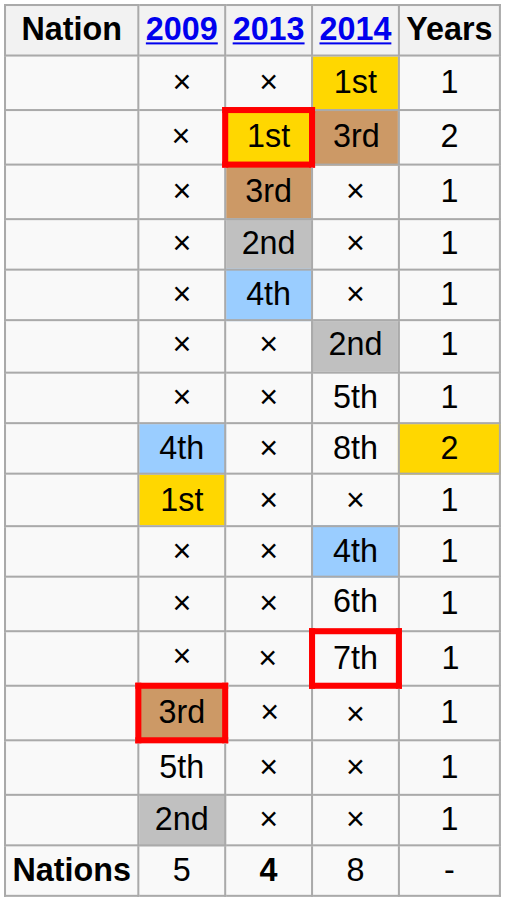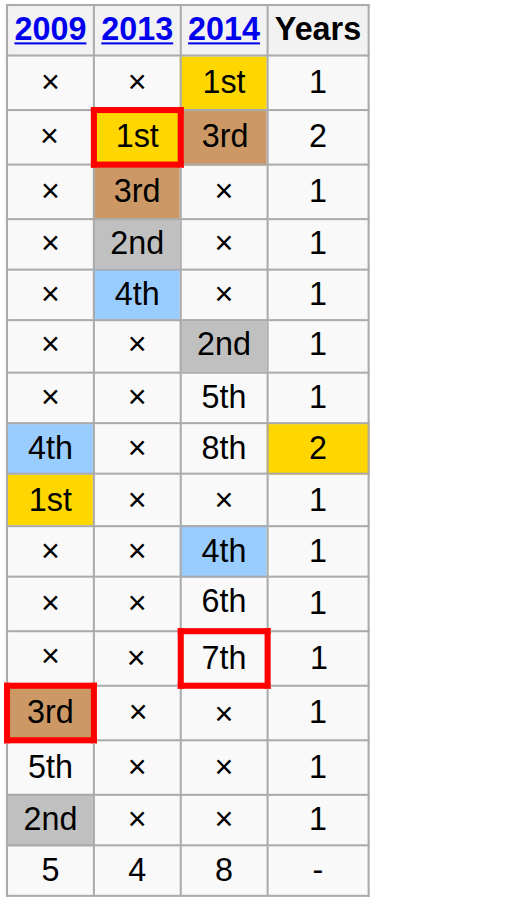- column: (72, 30)
(269, 870) bold -> (137, 870) normal
